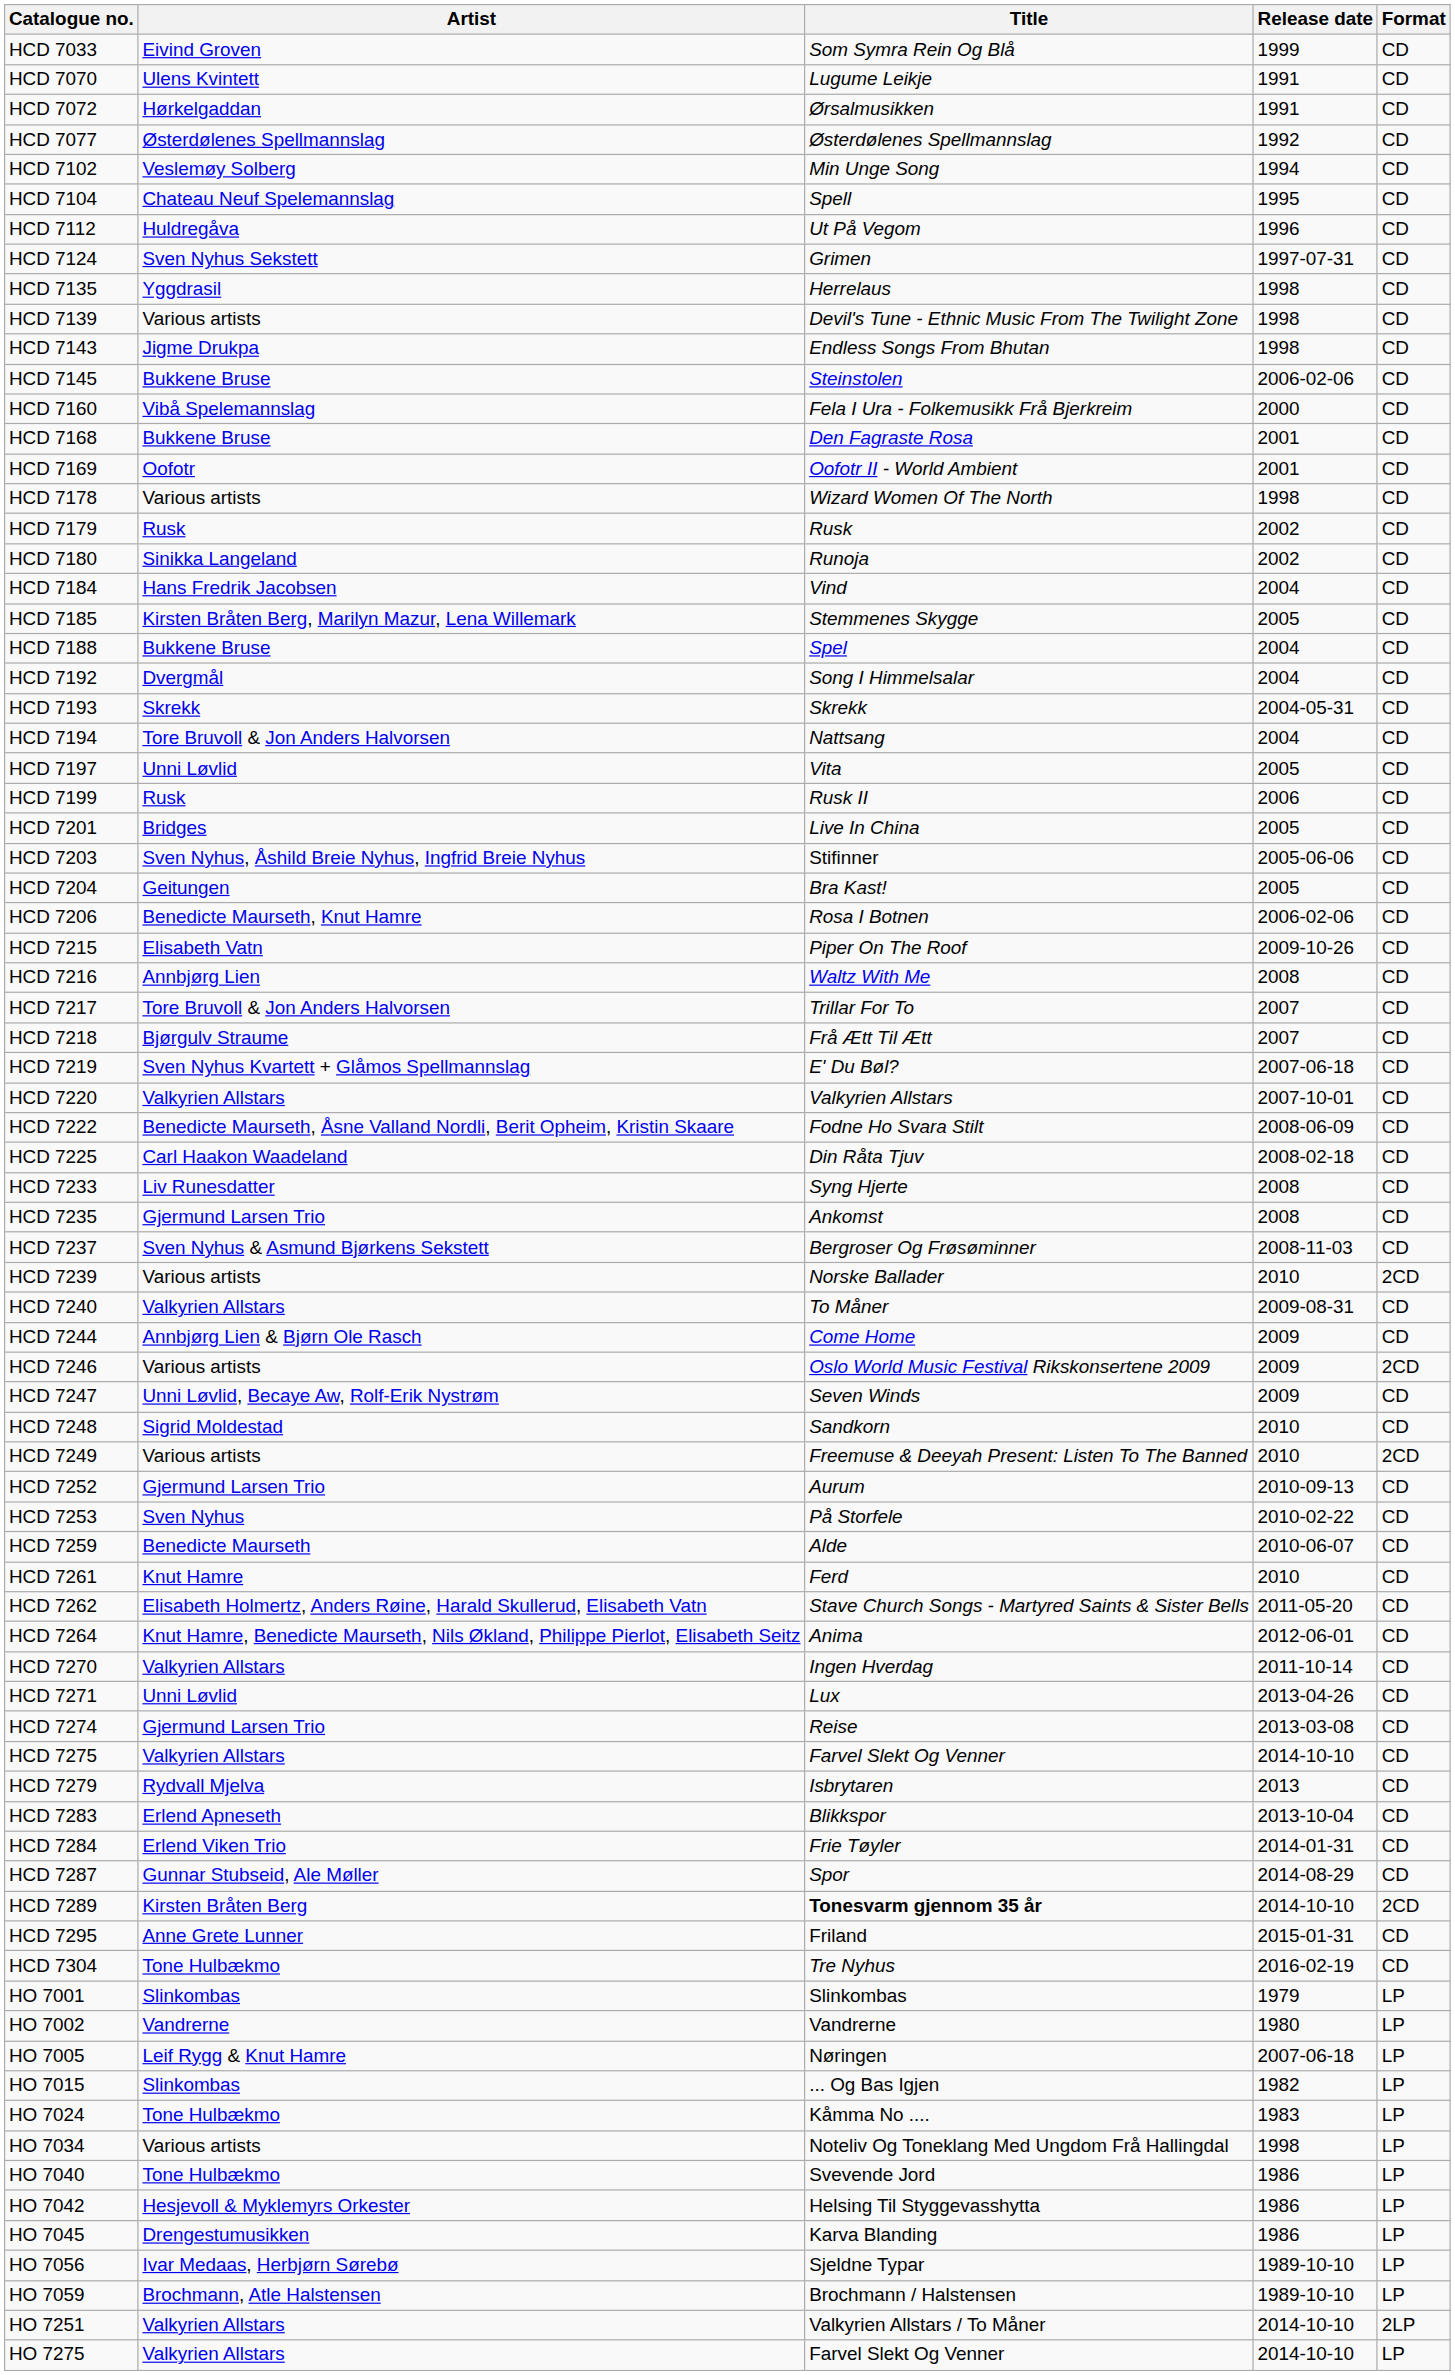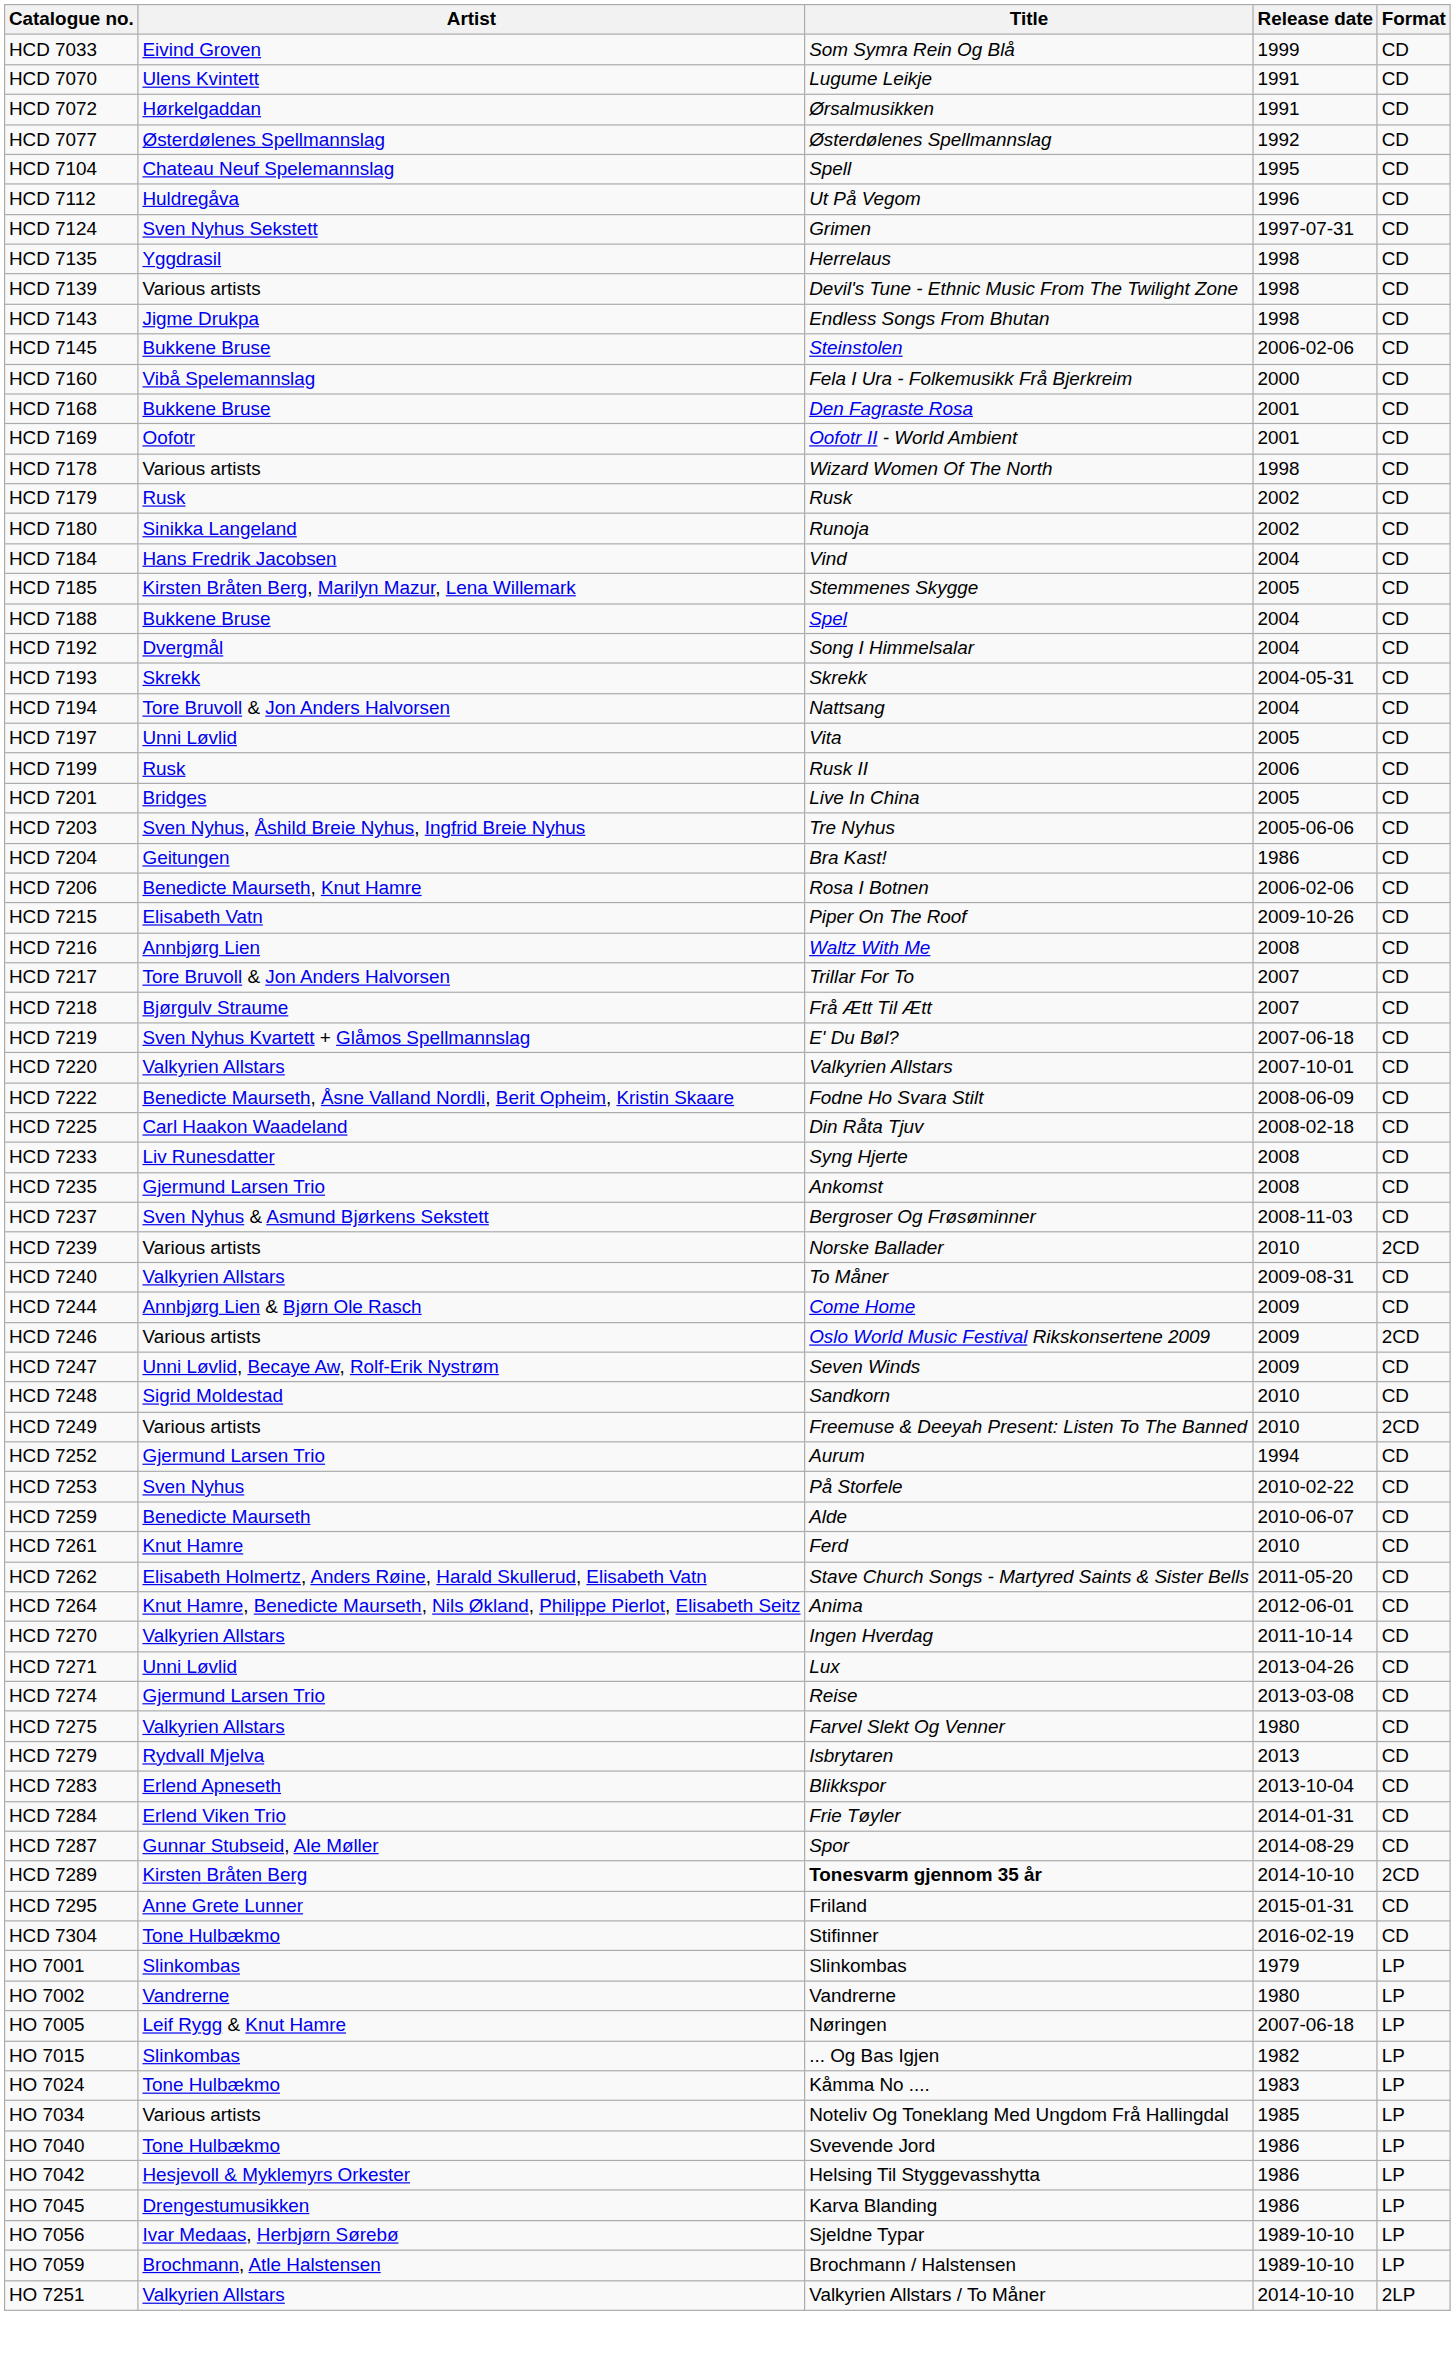- row: (53, 169)
(844, 857) Stifinner -> (852, 827) Tre Nyhus
(1279, 887) 2005 -> (1279, 857) 1986
(1306, 1486) 2010-09-13 -> (1279, 1456) 1994
(1306, 1756) 2014-10-10 -> (1279, 1726) 1980
(852, 1965) Tre Nyhus -> (844, 1935) Stifinner
(1279, 2145) 1998 -> (1279, 2115) 1985
- row: (47, 2354)
